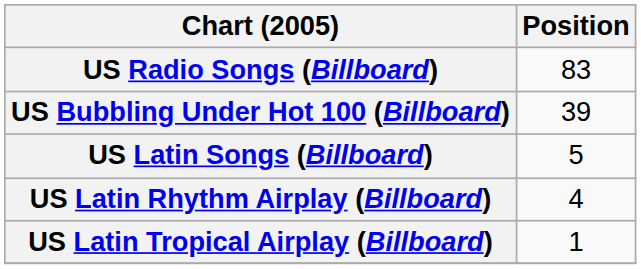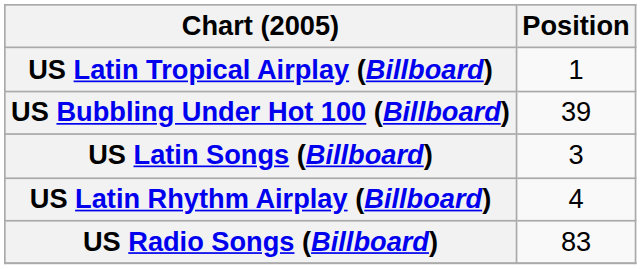rows swapped: (260, 69) <-> (260, 241)
(576, 155) 5 -> (576, 155) 3
